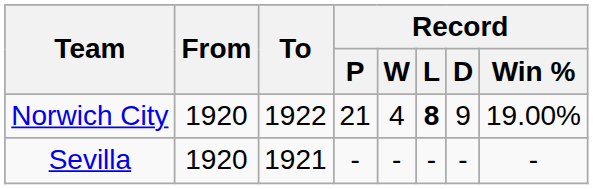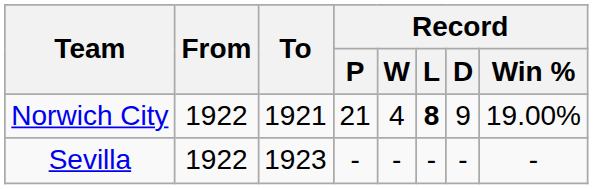(216, 115) 1920 -> (216, 115) 1922
(295, 115) 1922 -> (295, 115) 1921
(216, 159) 1920 -> (216, 159) 1922
(295, 159) 1921 -> (295, 159) 1923
